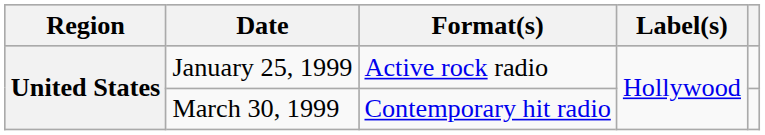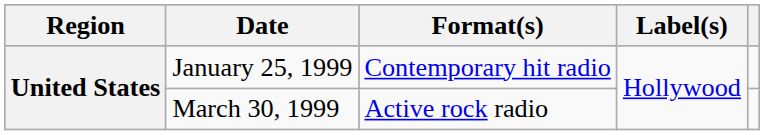(456, 66) Active rock radio -> (488, 66) Contemporary hit radio
(488, 108) Contemporary hit radio -> (456, 108) Active rock radio
